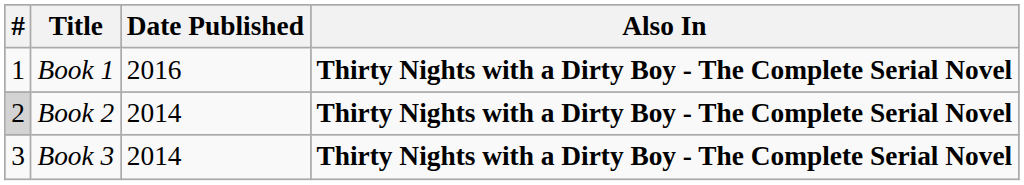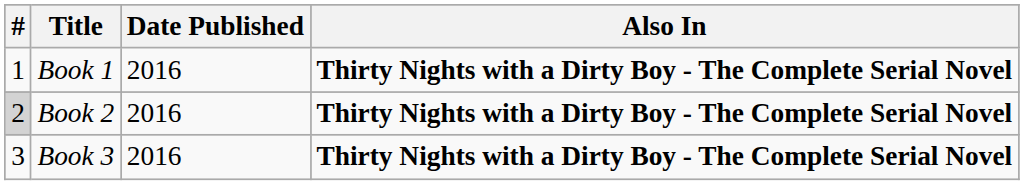(154, 112) 2014 -> (154, 112) 2016
(154, 156) 2014 -> (154, 156) 2016
